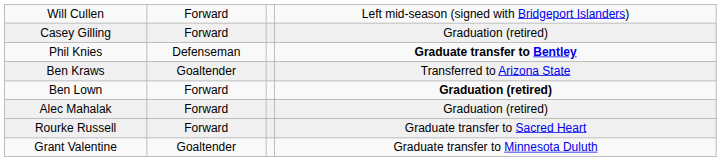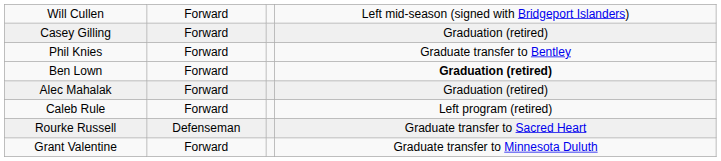(206, 52) Defenseman -> (206, 52) Forward
(496, 52) bold -> (496, 52) normal
- row: (76, 71)
+ row: (76, 109)
(206, 128) Forward -> (206, 128) Defenseman
(206, 147) Goaltender -> (206, 147) Forward
